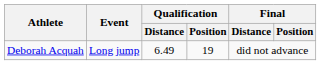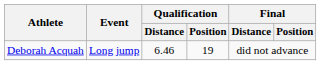(164, 50) 6.49 -> (164, 50) 6.46
